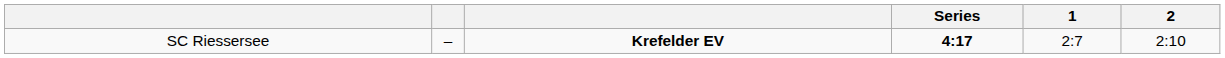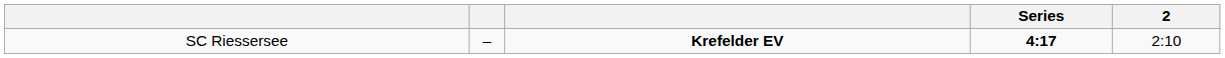- column: (1072, 16)
